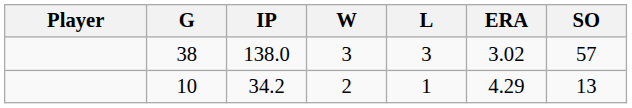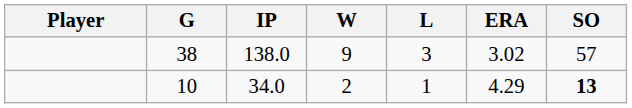(347, 53) 3 -> (347, 53) 9
(267, 86) 34.2 -> (267, 86) 34.0
(586, 86) normal -> (586, 86) bold
